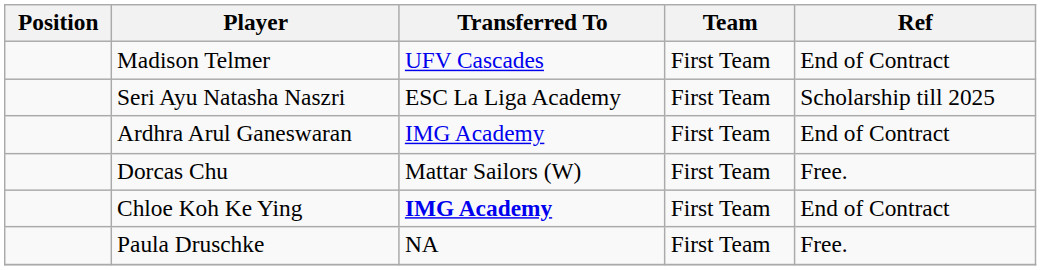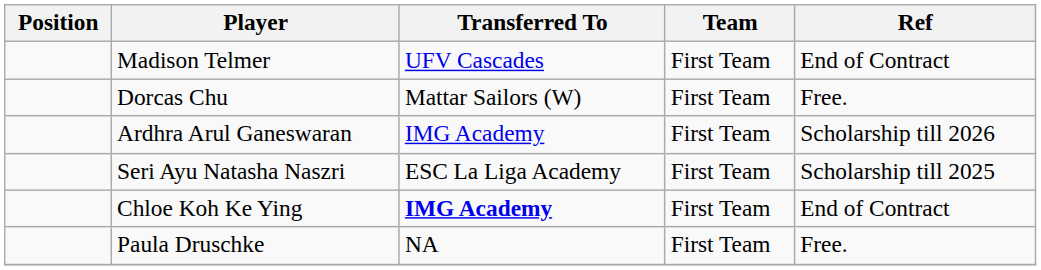rows swapped: (231, 97) <-> (173, 171)
(875, 134) End of Contract -> (898, 134) Scholarship till 2026
